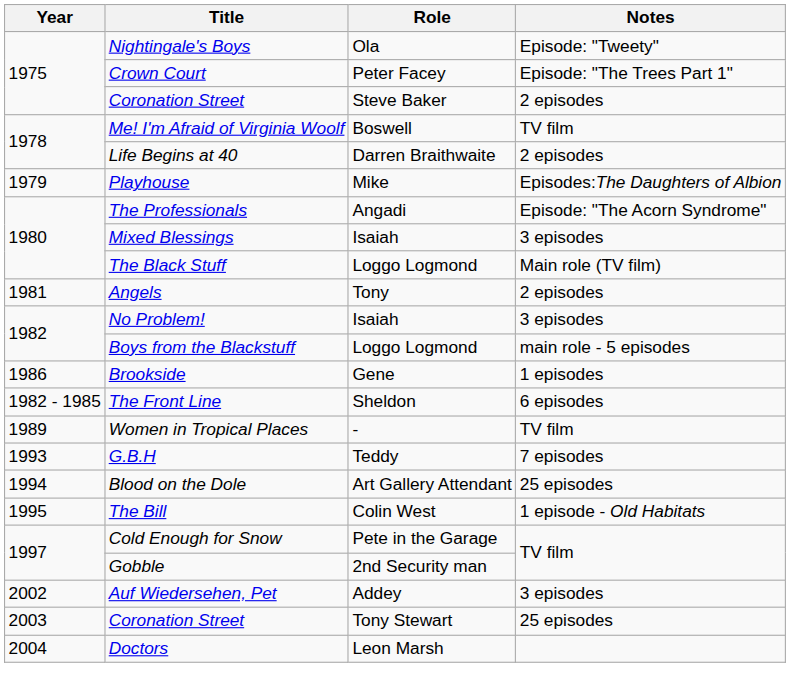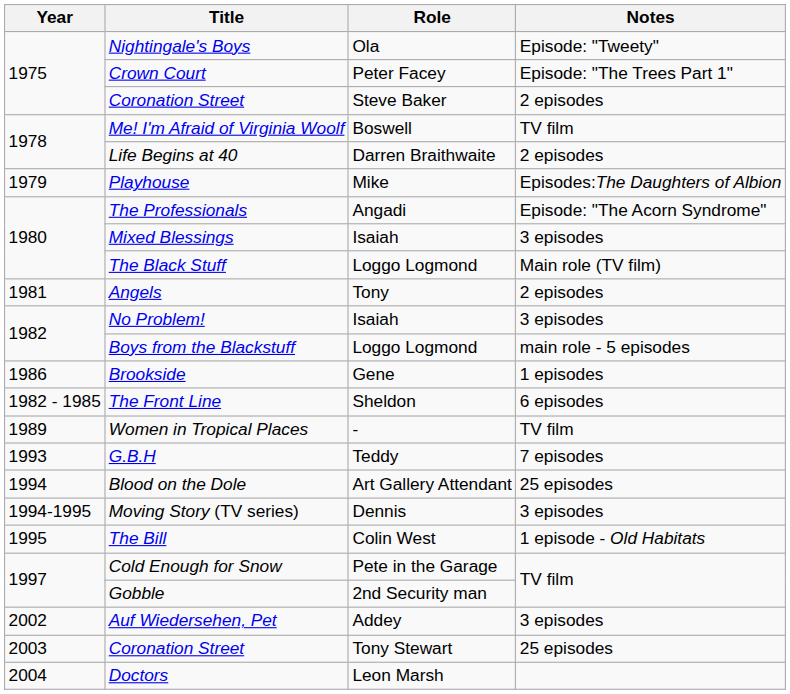+ row: (204, 511)
